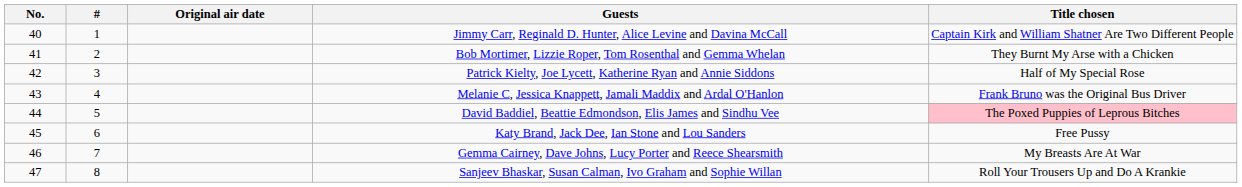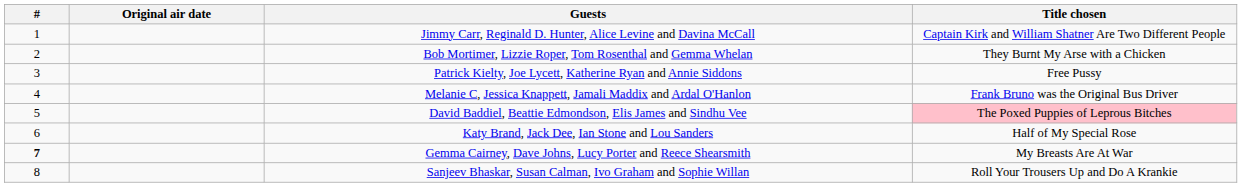- column: (35, 14)
(1082, 73) Half of My Special Rose -> (1074, 73) Free Pussy
(1082, 133) Free Pussy -> (1074, 133) Half of My Special Rose
(97, 152) normal -> (37, 152) bold
